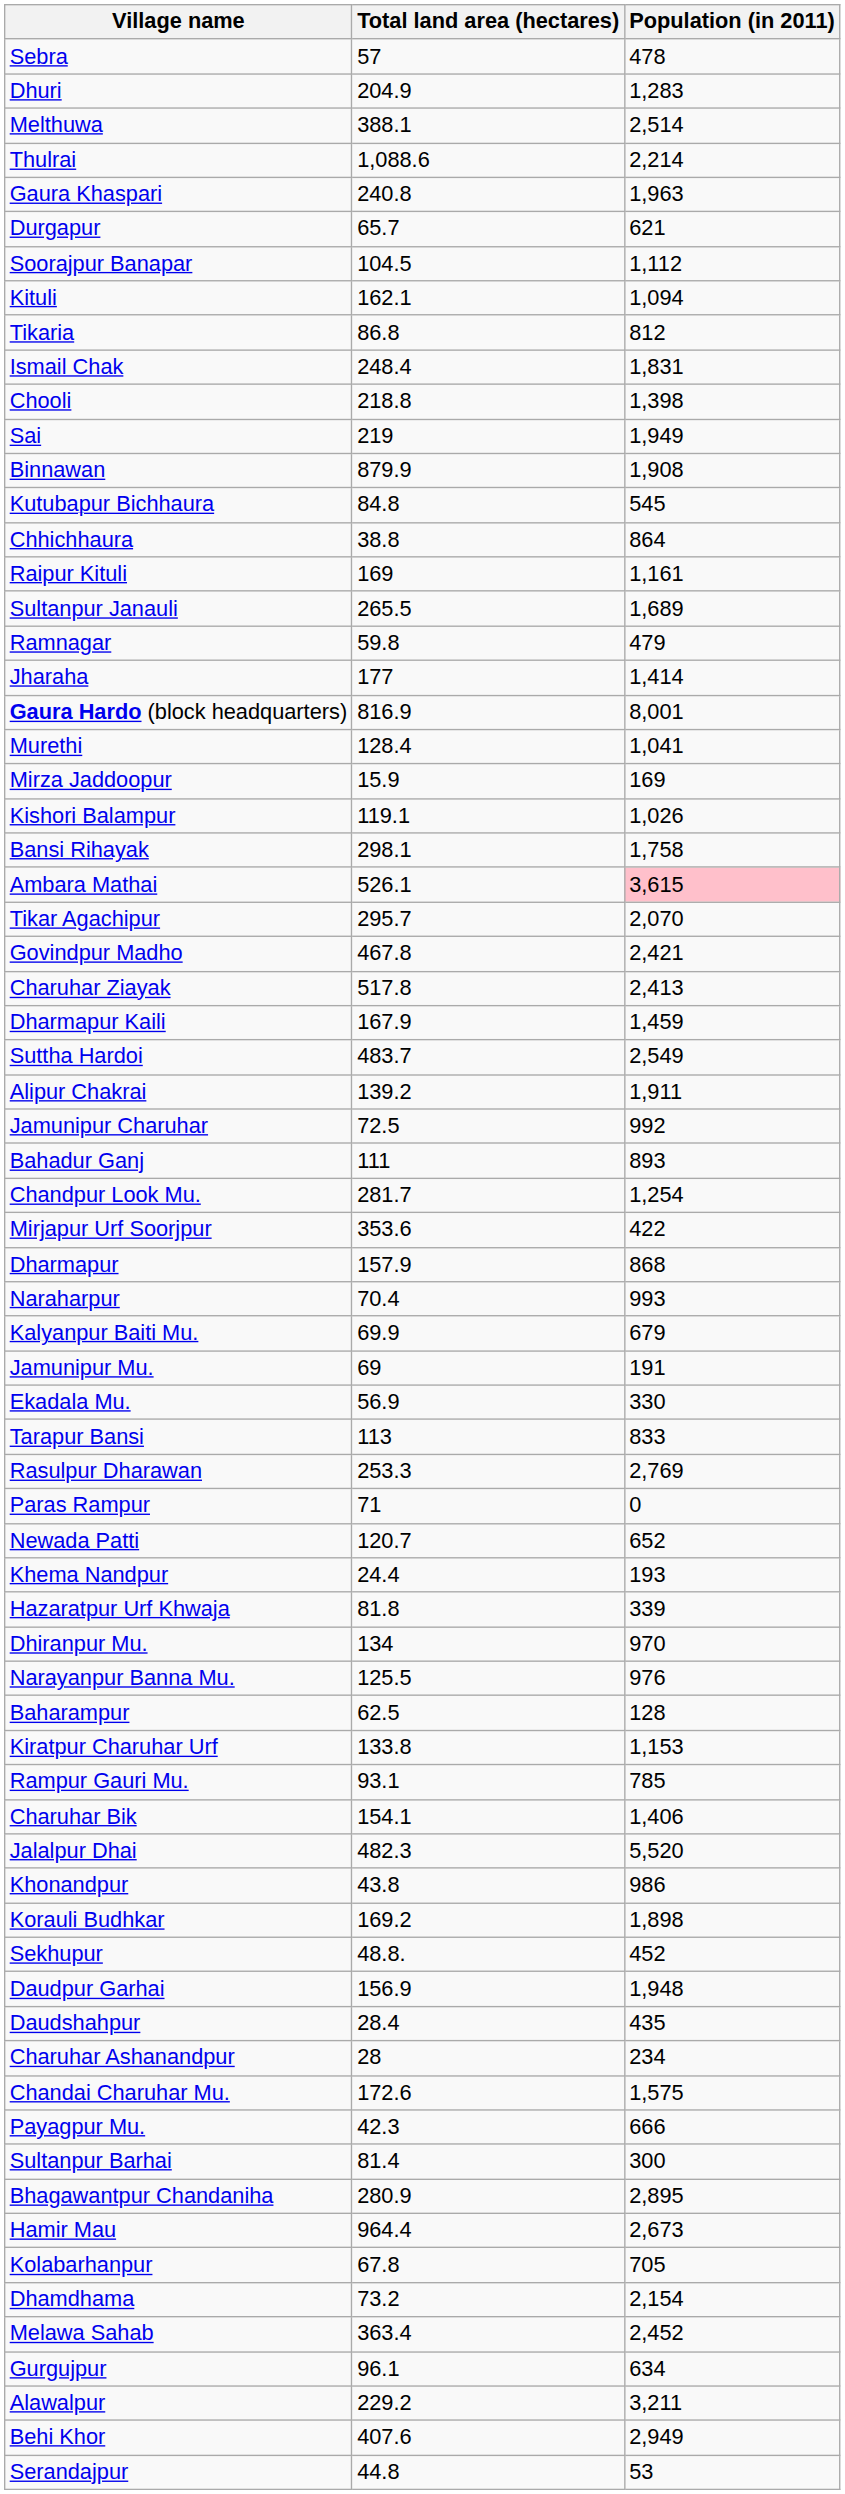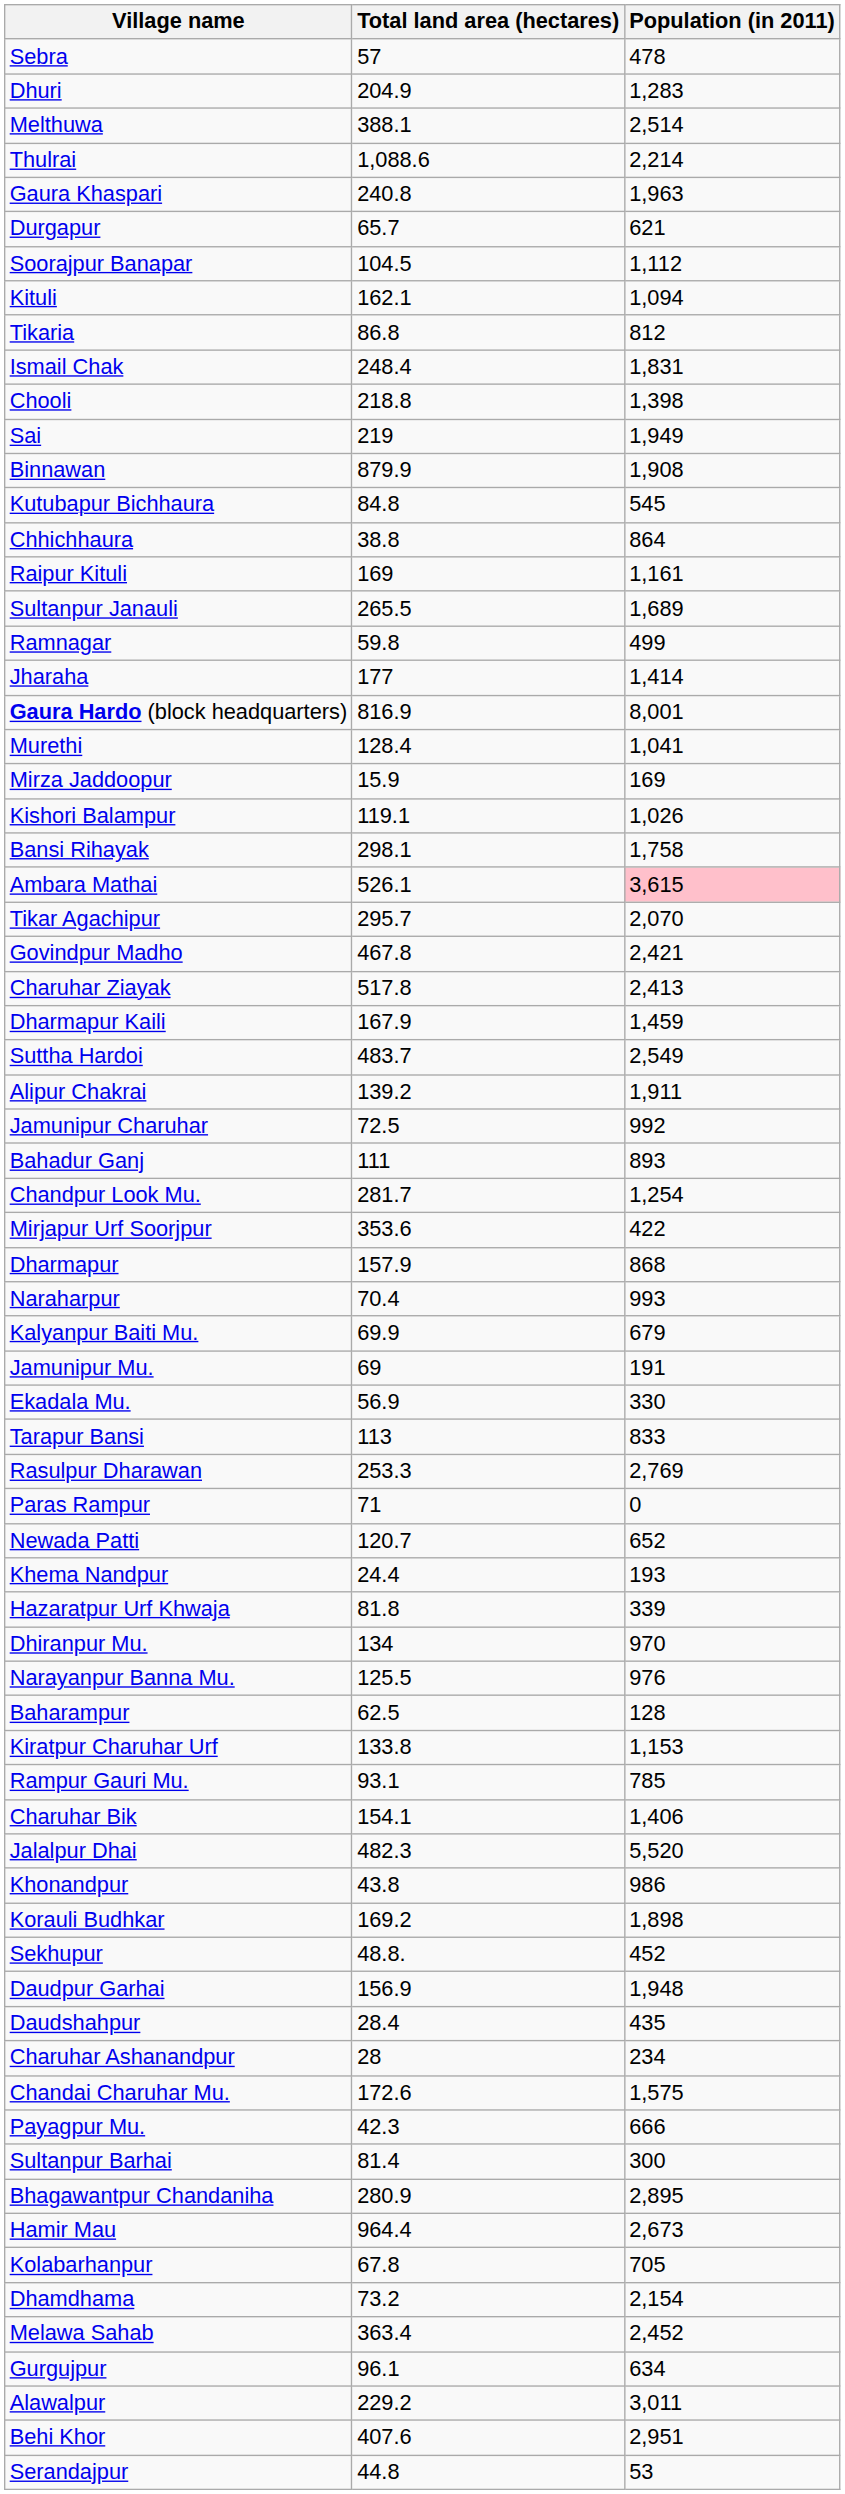(647, 642) 479 -> (647, 642) 499
(656, 2402) 3,211 -> (656, 2402) 3,011
(656, 2437) 2,949 -> (656, 2437) 2,951
